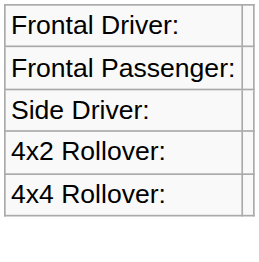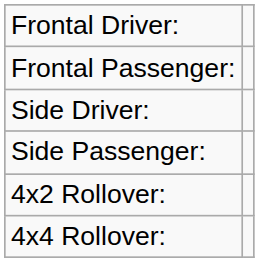+ row: (108, 151)
